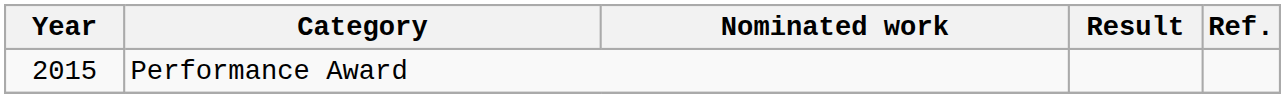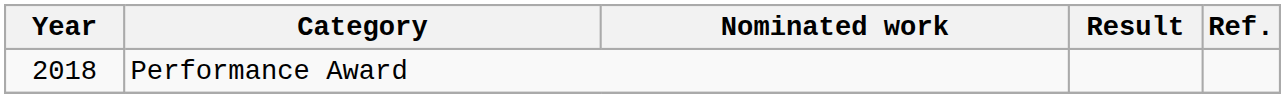(65, 71) 2015 -> (65, 71) 2018
